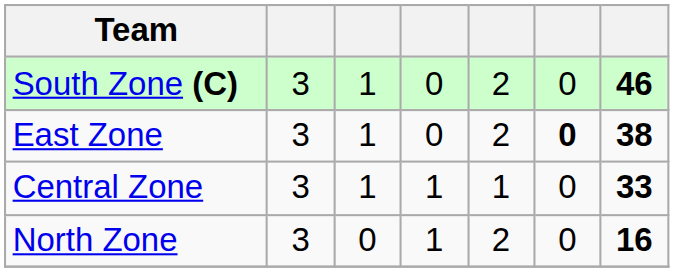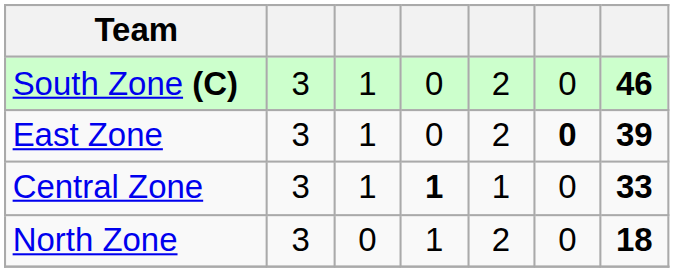(634, 135) 38 -> (634, 135) 39
(434, 187) normal -> (434, 187) bold
(634, 239) 16 -> (634, 239) 18
